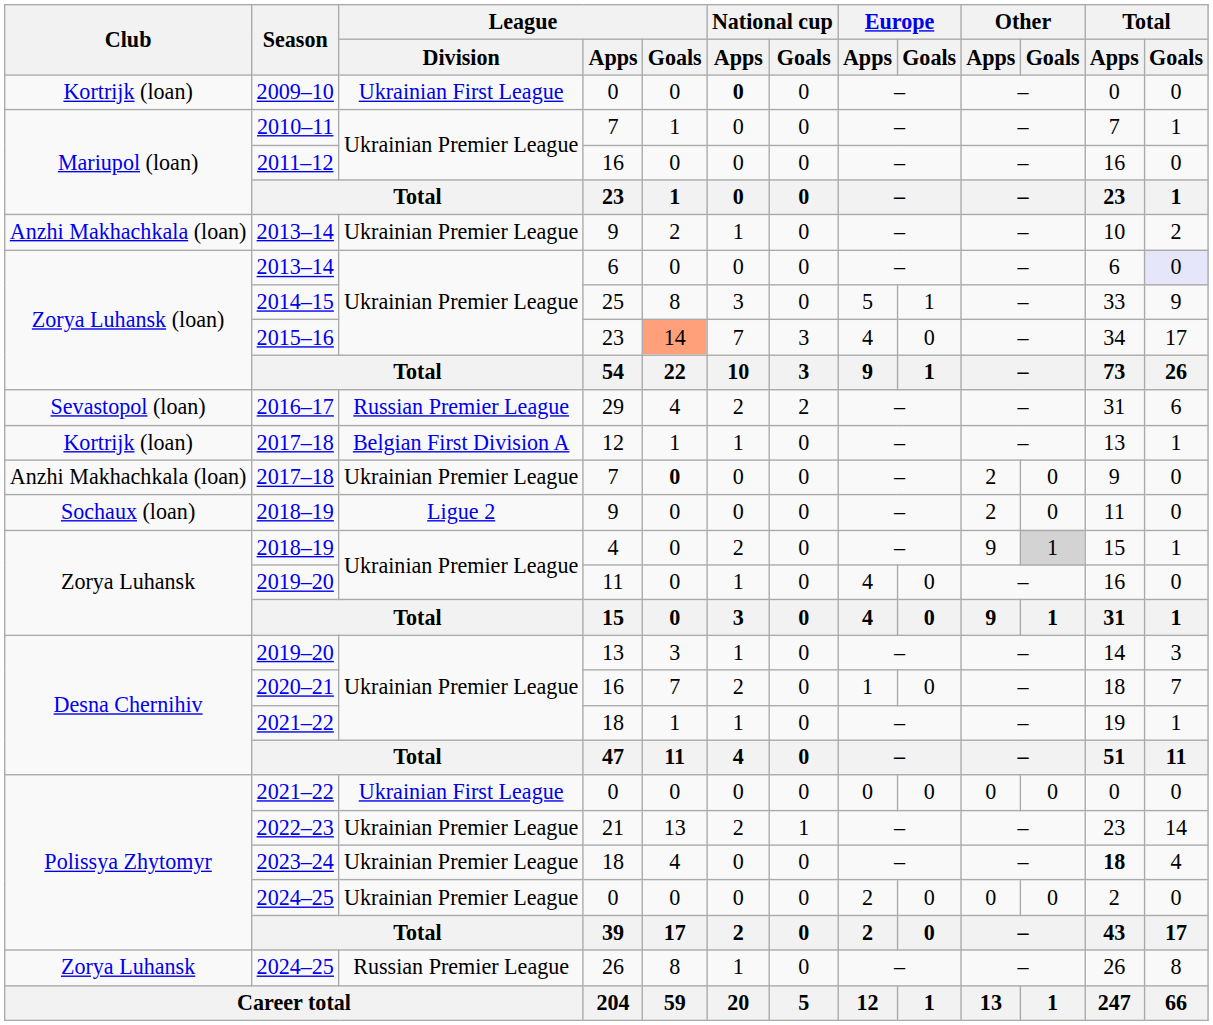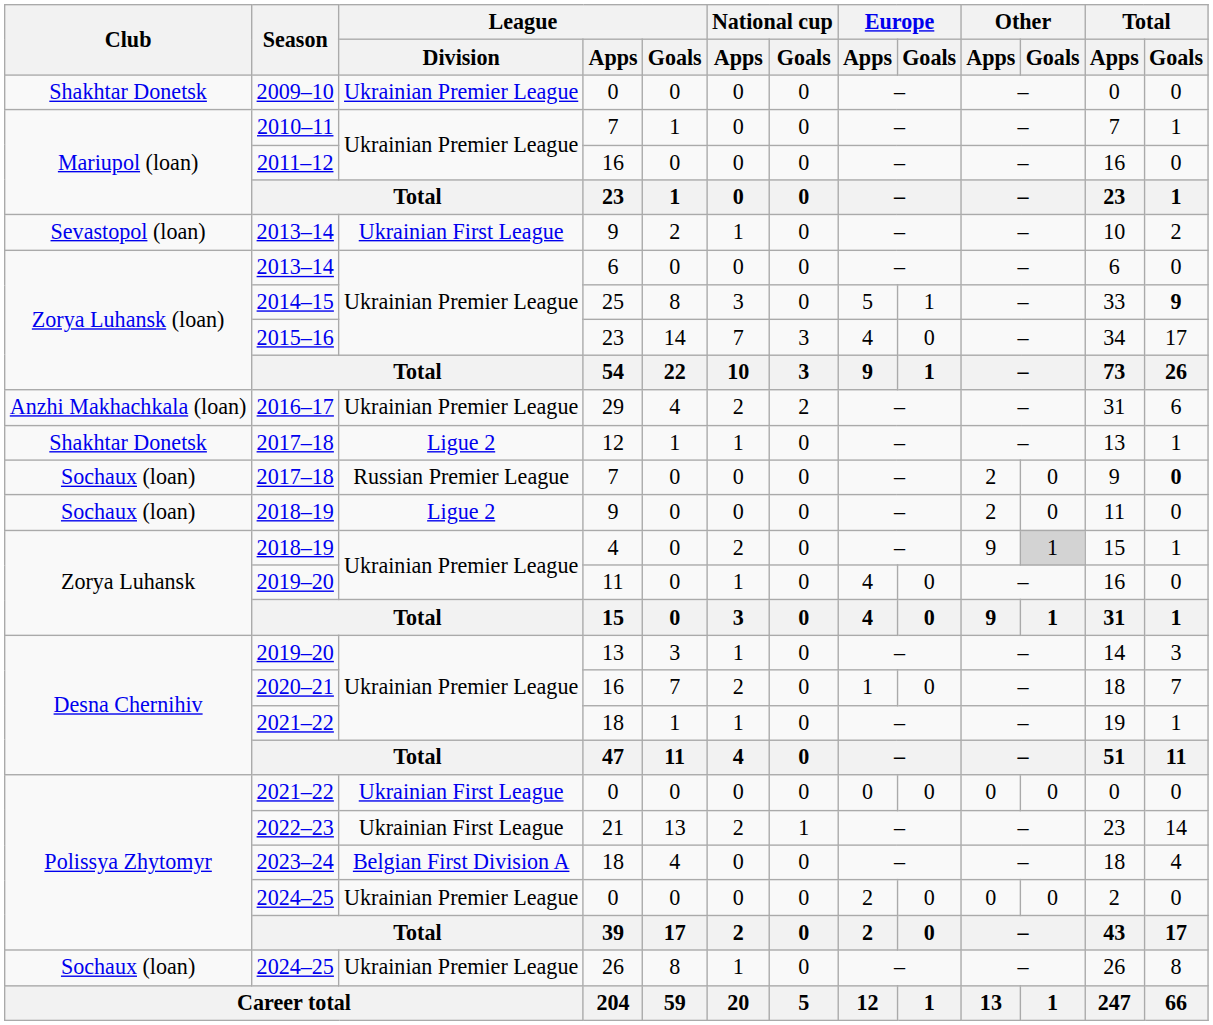(128, 92) Kortrijk (loan) -> (128, 92) Shakhtar Donetsk
(461, 92) Ukrainian First League -> (461, 92) Ukrainian Premier League
(738, 92) bold -> (738, 92) normal
(128, 232) Anzhi Makhachkala (loan) -> (128, 232) Sevastopol (loan)
(461, 232) Ukrainian Premier League -> (461, 232) Ukrainian First League
(1176, 267) lavender background -> (1176, 267) no background
(1176, 302) normal -> (1176, 302) bold
(675, 337) lightsalmon background -> (675, 337) no background
(128, 407) Sevastopol (loan) -> (128, 407) Anzhi Makhachkala (loan)
(461, 407) Russian Premier League -> (461, 407) Ukrainian Premier League
(128, 442) Kortrijk (loan) -> (128, 442) Shakhtar Donetsk
(461, 442) Belgian First Division A -> (461, 442) Ligue 2
(128, 477) Anzhi Makhachkala (loan) -> (128, 477) Sochaux (loan)
(461, 477) Ukrainian Premier League -> (461, 477) Russian Premier League
(675, 477) bold -> (675, 477) normal
(1176, 477) normal -> (1176, 477) bold
(461, 827) Ukrainian Premier League -> (461, 827) Ukrainian First League
(461, 862) Ukrainian Premier League -> (461, 862) Belgian First Division A
(1114, 862) bold -> (1114, 862) normal
(128, 967) Zorya Luhansk -> (128, 967) Sochaux (loan)
(461, 967) Russian Premier League -> (461, 967) Ukrainian Premier League
